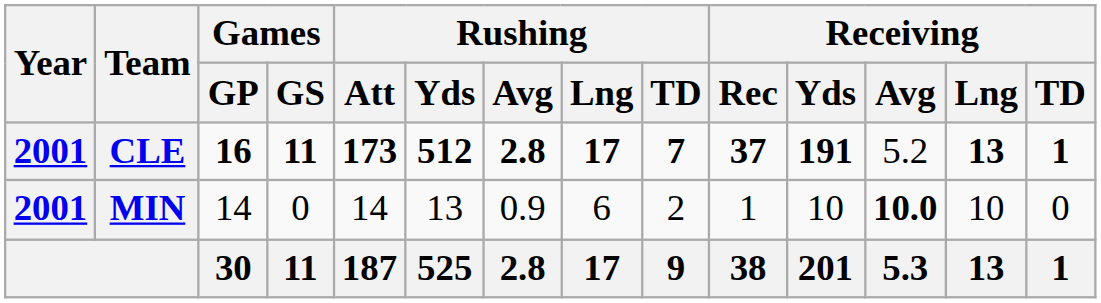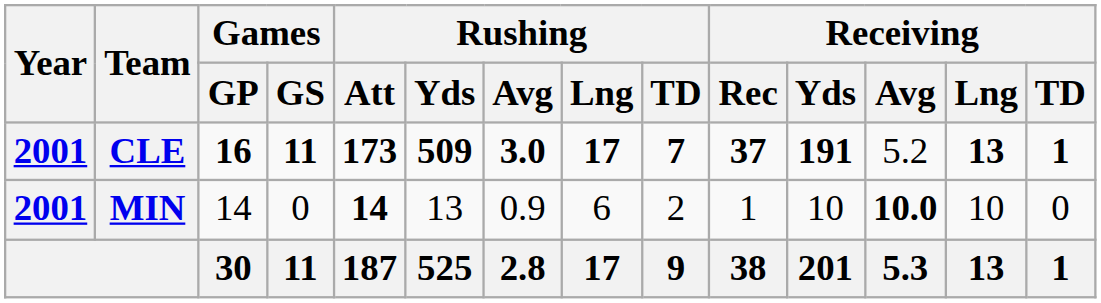(445, 150) 512 -> (445, 150) 509
(523, 150) 2.8 -> (523, 150) 3.0
(369, 208) normal -> (369, 208) bold
